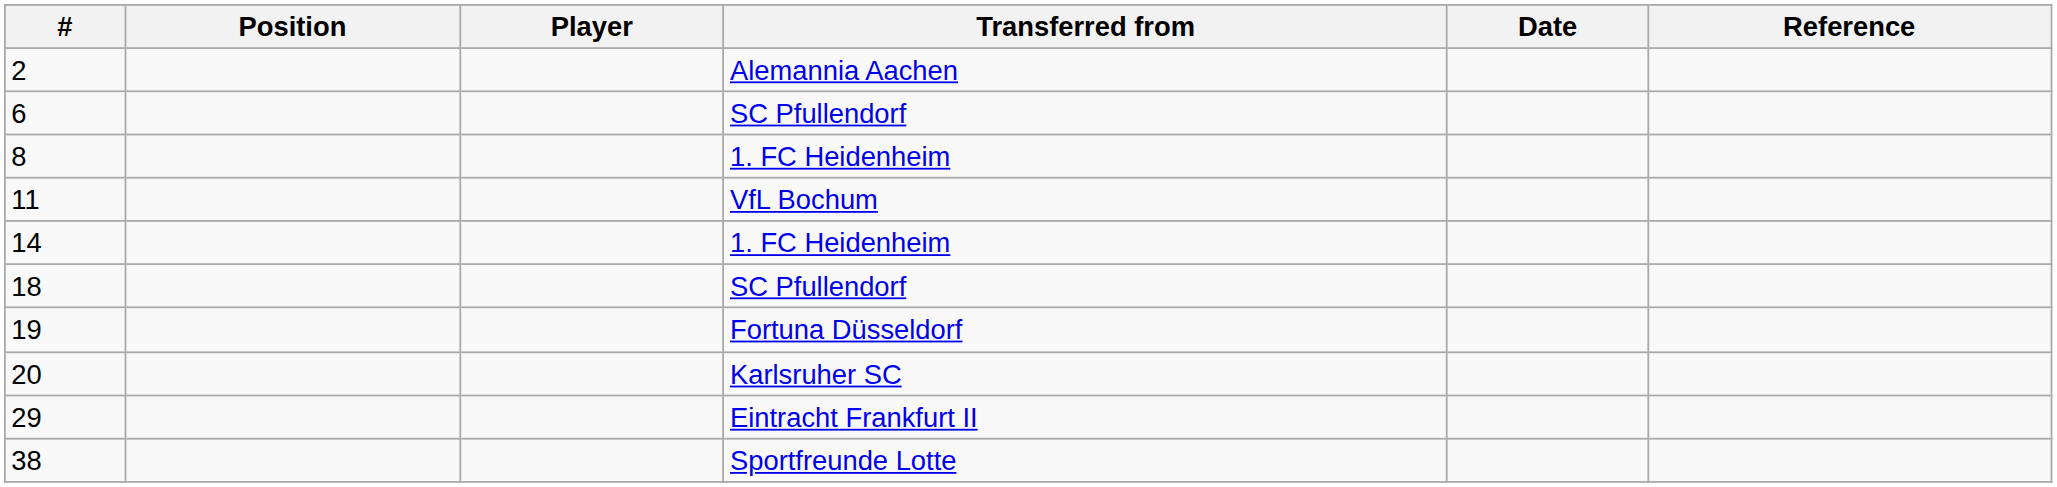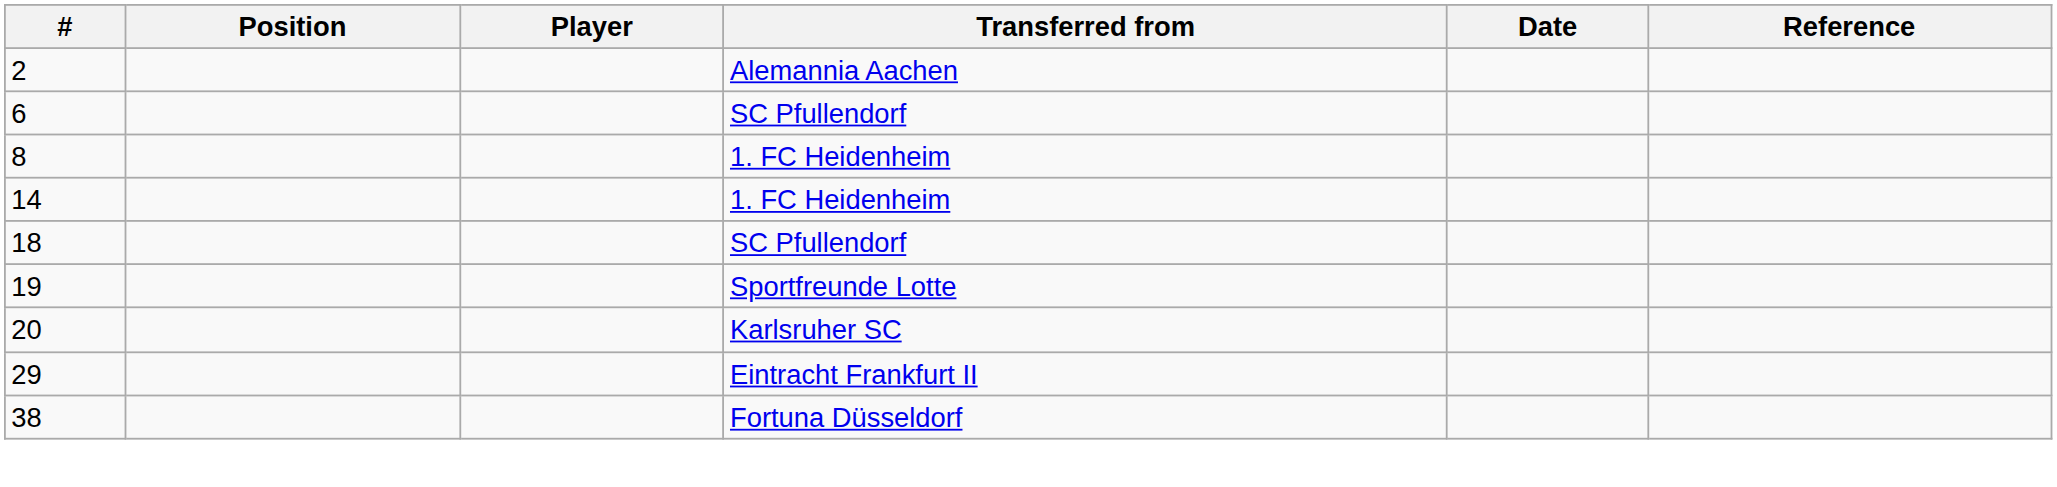- row: (25, 200)
(846, 330) Fortuna Düsseldorf -> (843, 287) Sportfreunde Lotte
(843, 460) Sportfreunde Lotte -> (846, 417) Fortuna Düsseldorf
